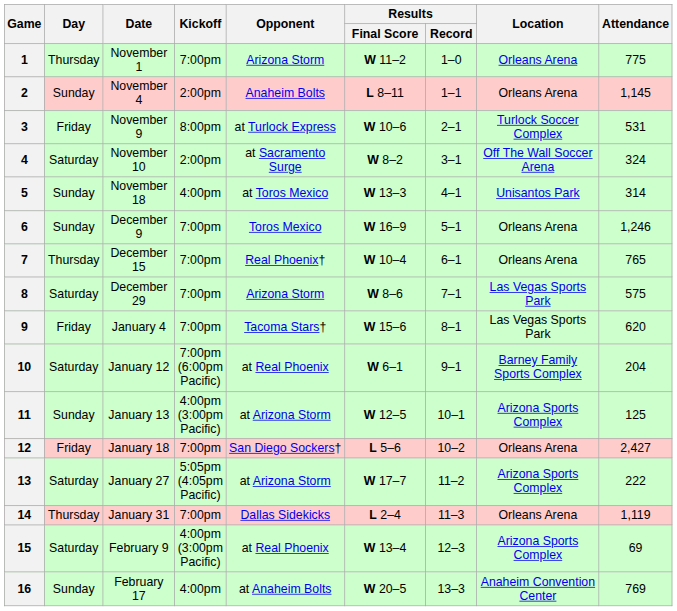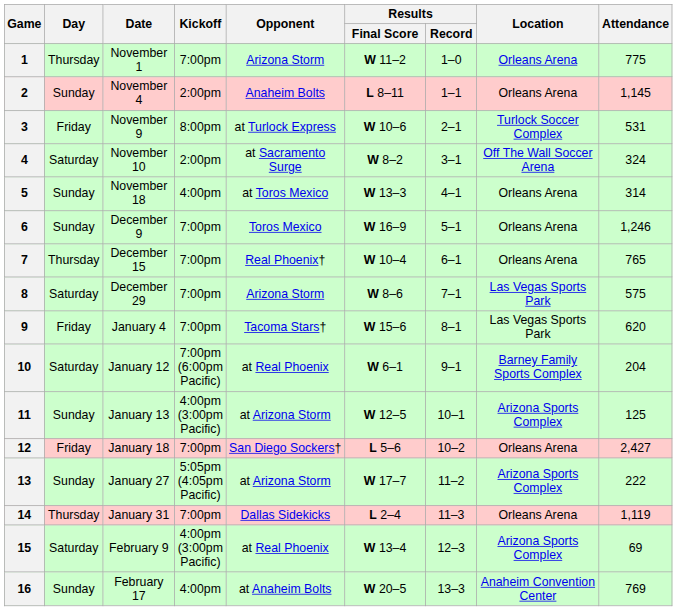(538, 193) Unisantos Park -> (538, 193) Orleans Arena
(74, 481) Saturday -> (74, 481) Sunday
